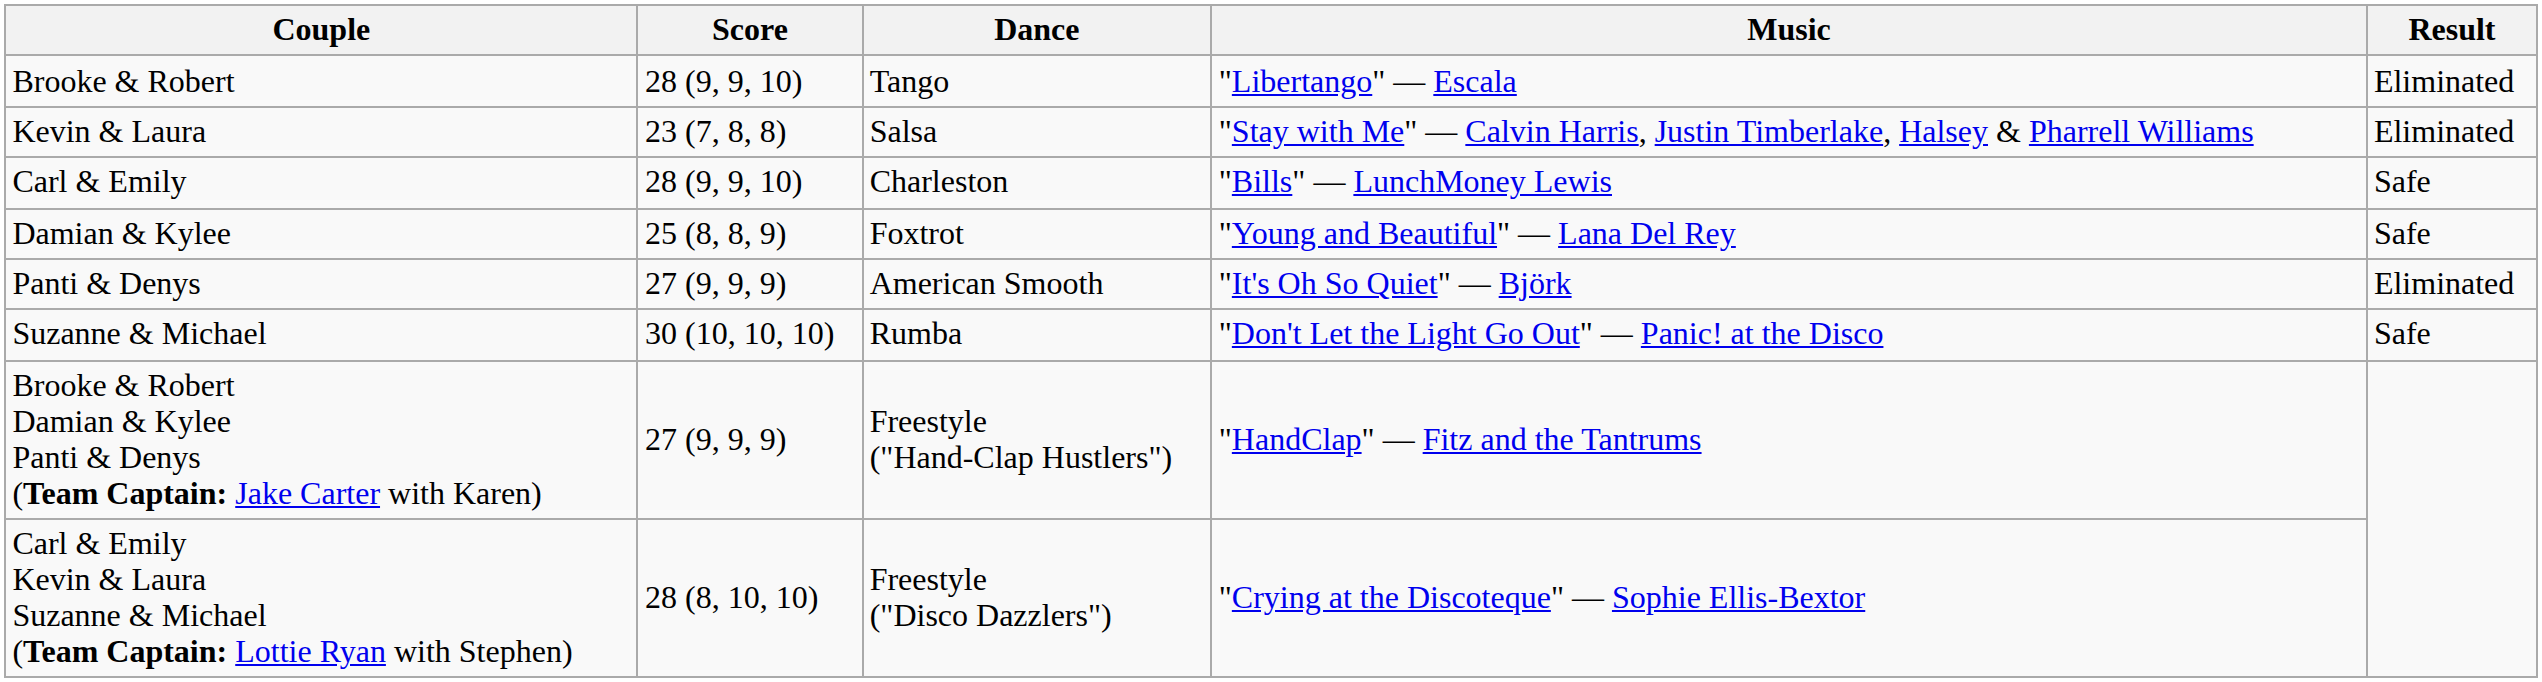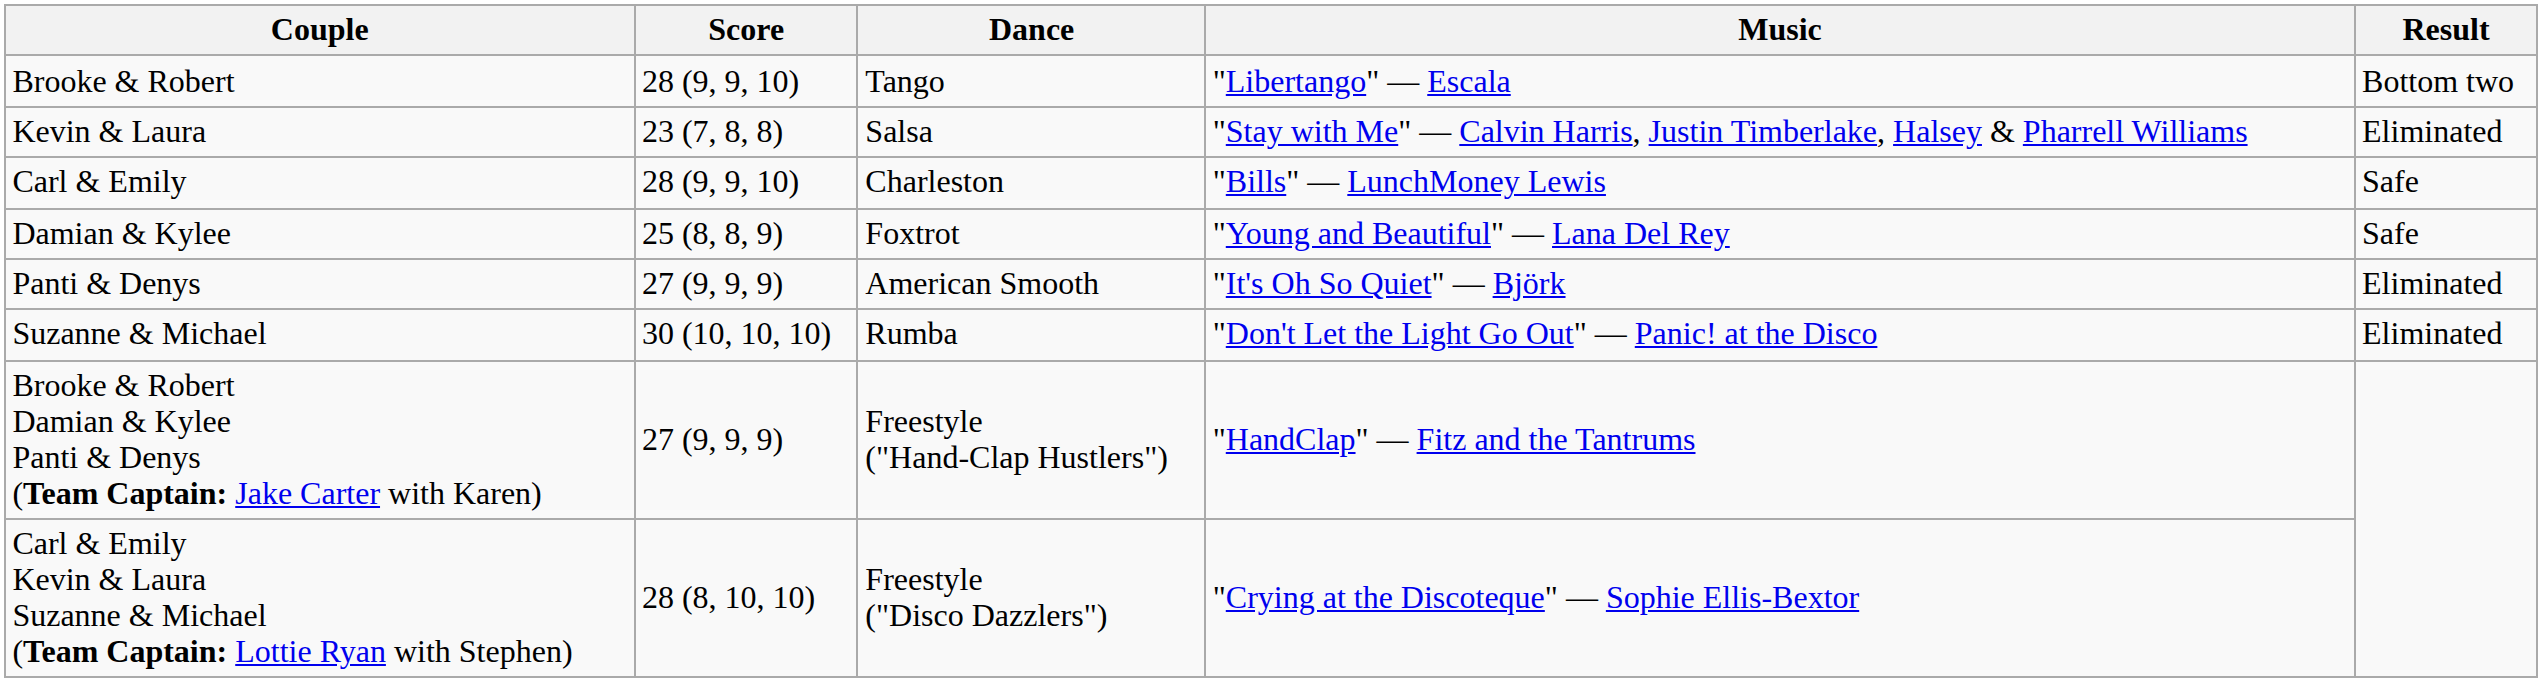(2444, 80) Eliminated -> (2438, 80) Bottom two
(2402, 334) Safe -> (2432, 334) Eliminated
